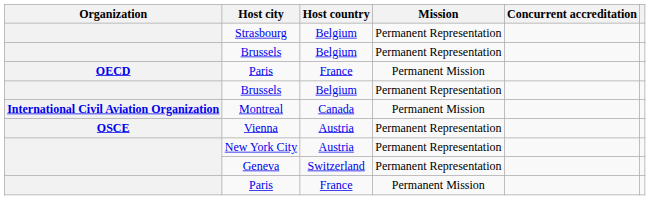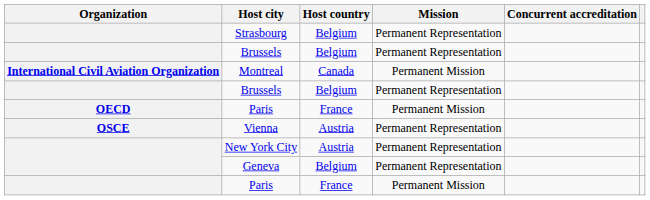rows swapped: (113, 109) <-> (113, 71)
(336, 166) Switzerland -> (336, 166) Belgium
